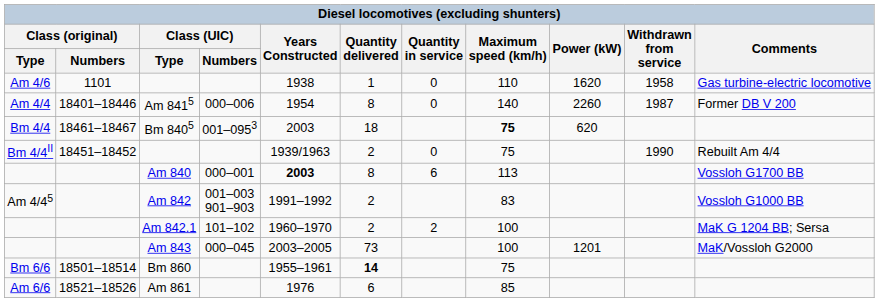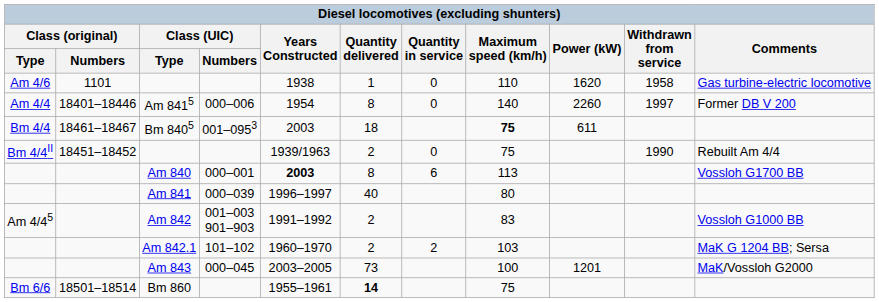(659, 104) 1987 -> (659, 104) 1997
(587, 128) 620 -> (587, 128) 611
+ row: (30, 193)
(508, 227) 100 -> (508, 247) 103
- row: (30, 287)
